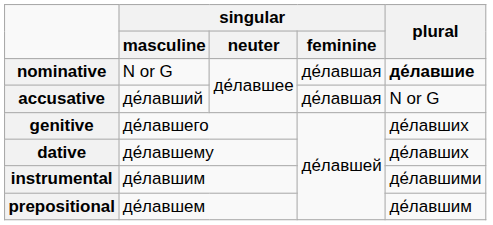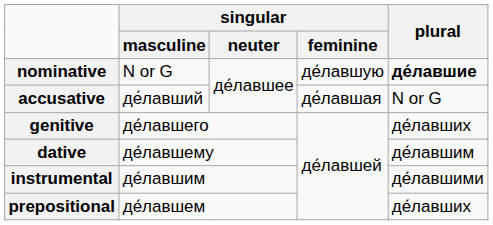(341, 71) де́лавшая -> (343, 71) де́лавшую
(429, 152) де́лавших -> (433, 152) де́лавшим
(431, 206) де́лавшим -> (431, 206) де́лавших
